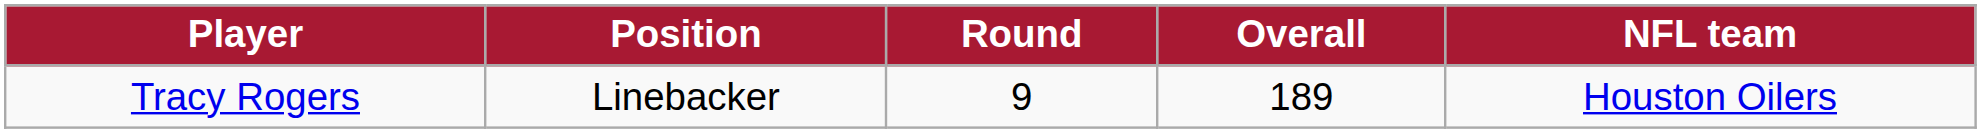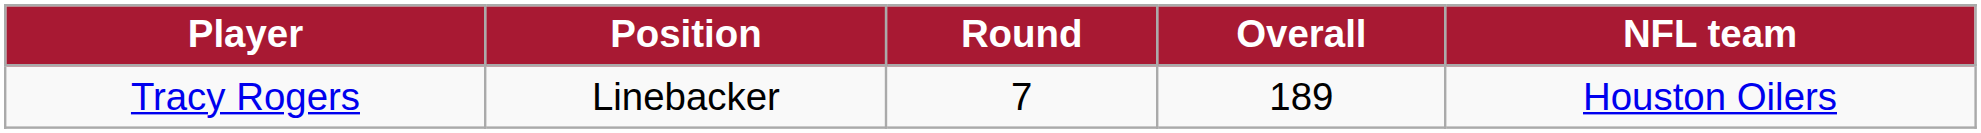(1022, 95) 9 -> (1022, 95) 7
